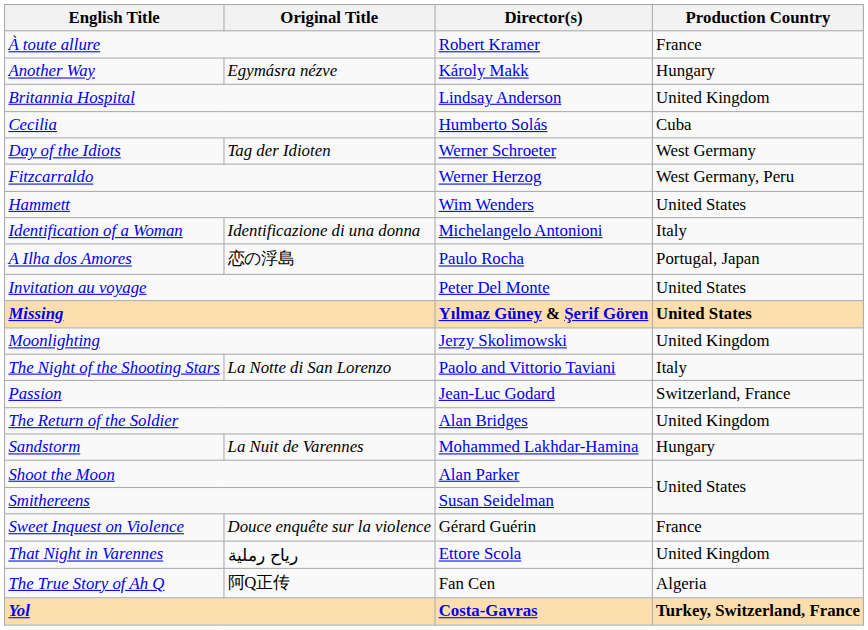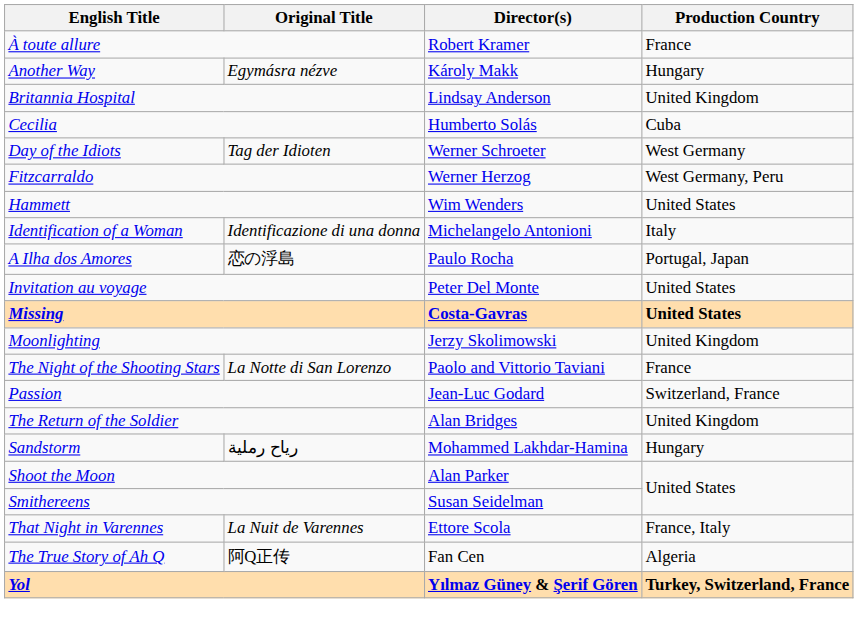(544, 314) Yılmaz Güney & Şerif Gören -> (477, 314) Costa-Gavras
(671, 367) Italy -> (668, 367) France
(296, 447) La Nuit de Varennes -> (263, 448) رياح رملية
- row: (96, 527)
(263, 554) رياح رملية -> (296, 528) La Nuit de Varennes
(713, 554) United Kingdom -> (688, 528) France, Italy
(488, 611) Costa-Gavras -> (533, 584) Yılmaz Güney & Şerif Gören
